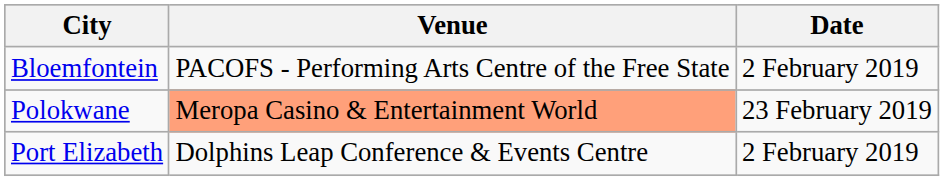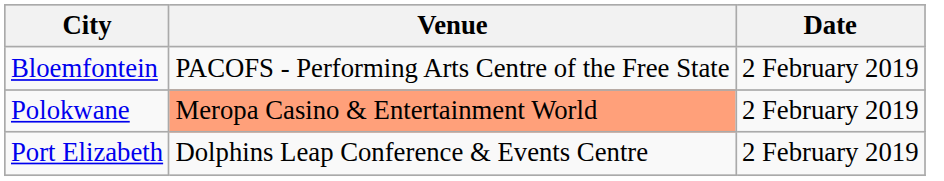(837, 110) 23 February 2019 -> (830, 110) 2 February 2019
